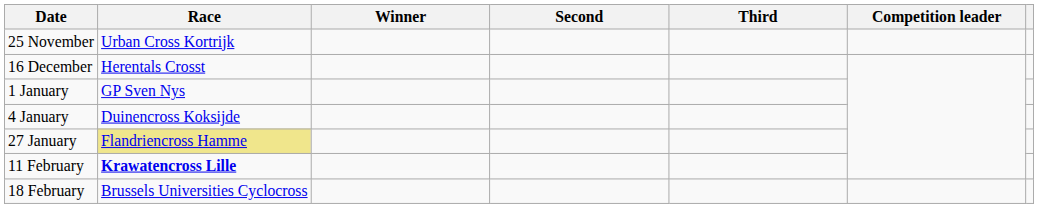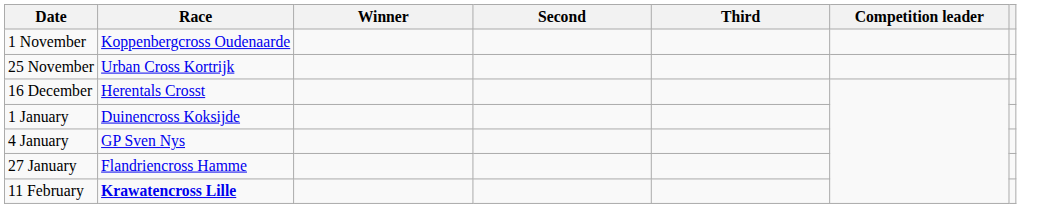+ row: (47, 41)
(143, 91) GP Sven Nys -> (171, 116) Duinencross Koksijde
(171, 116) Duinencross Koksijde -> (143, 141) GP Sven Nys
(174, 141) khaki background -> (174, 166) no background
- row: (46, 191)
